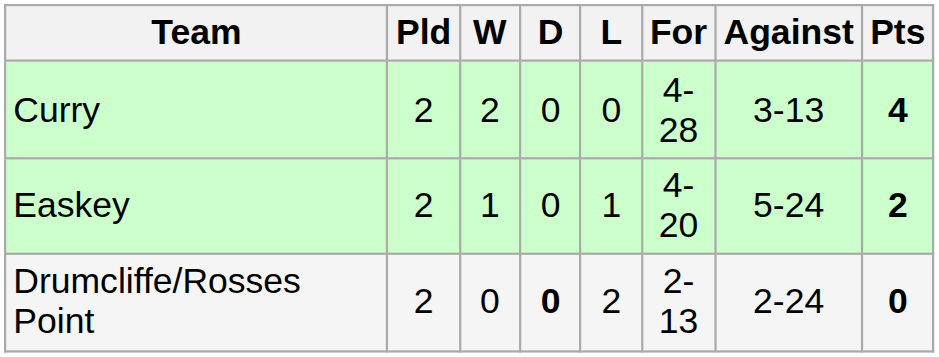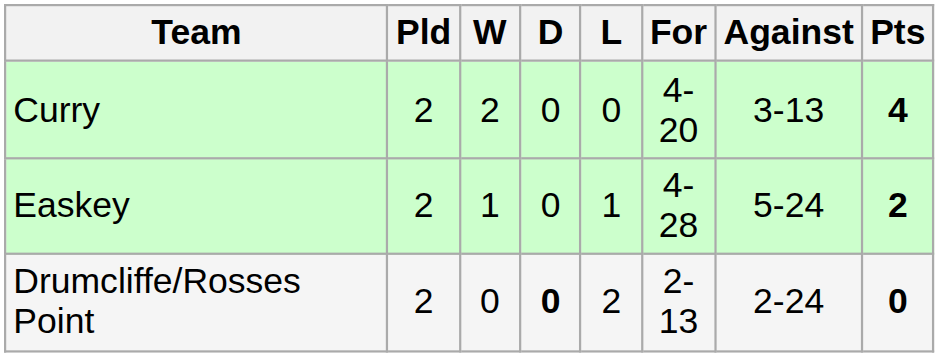(679, 108) 4-28 -> (679, 108) 4-20
(679, 205) 4-20 -> (679, 205) 4-28
